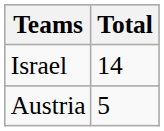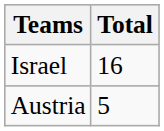(110, 65) 14 -> (110, 65) 16
